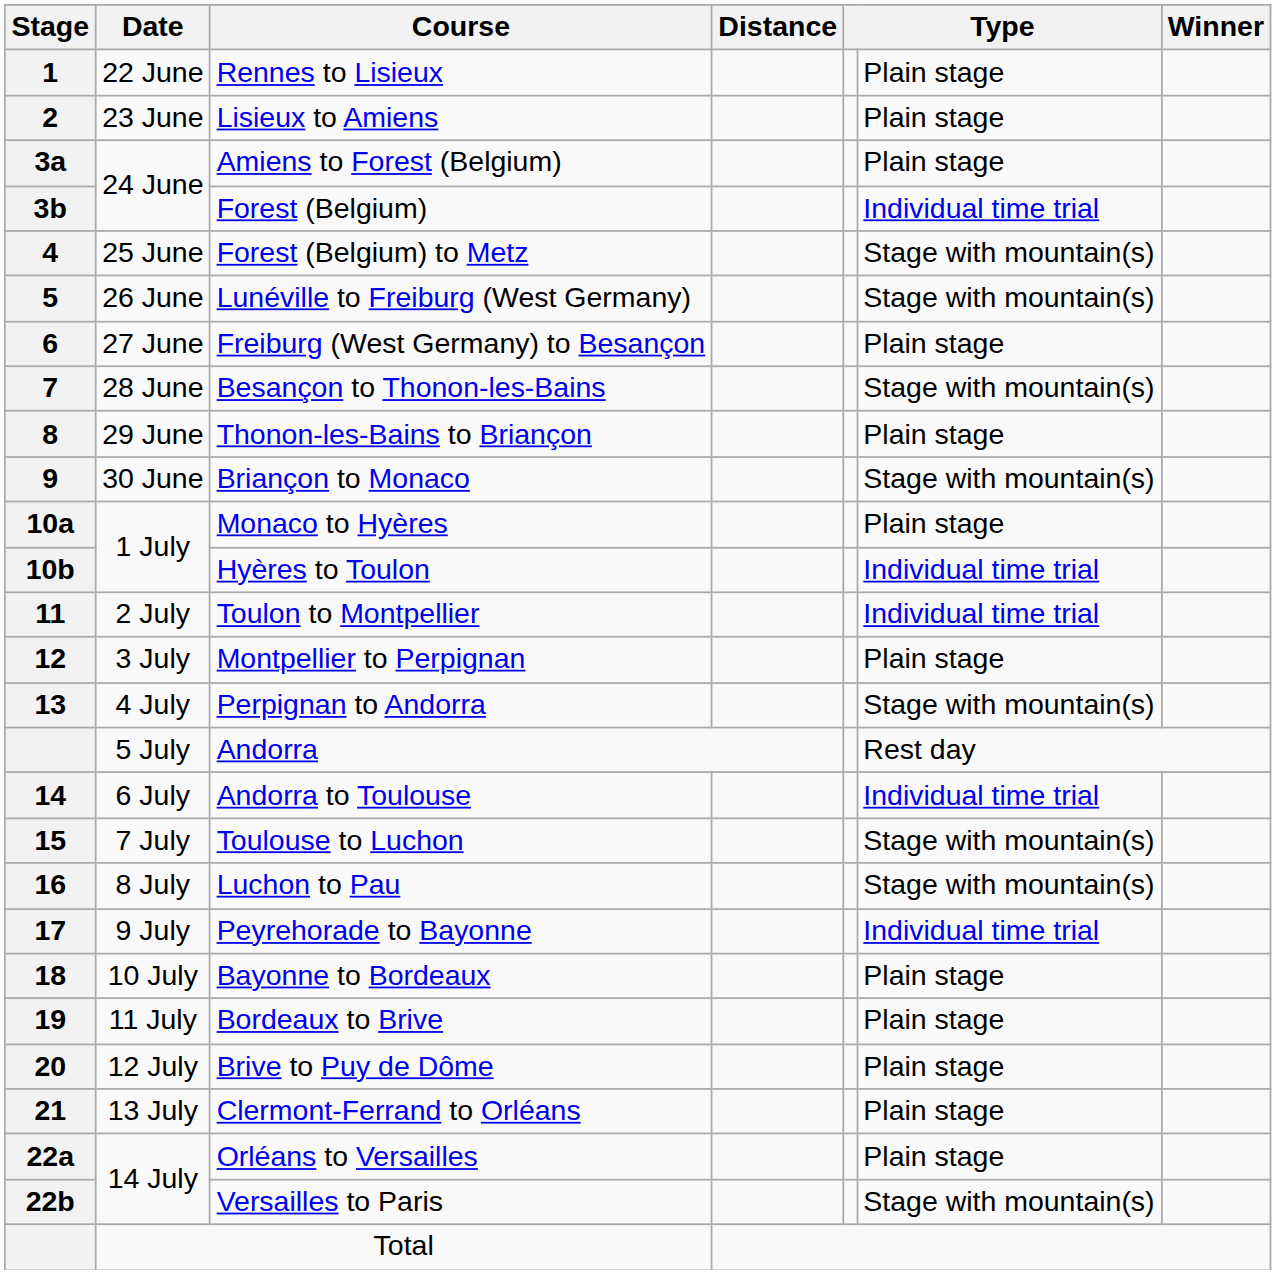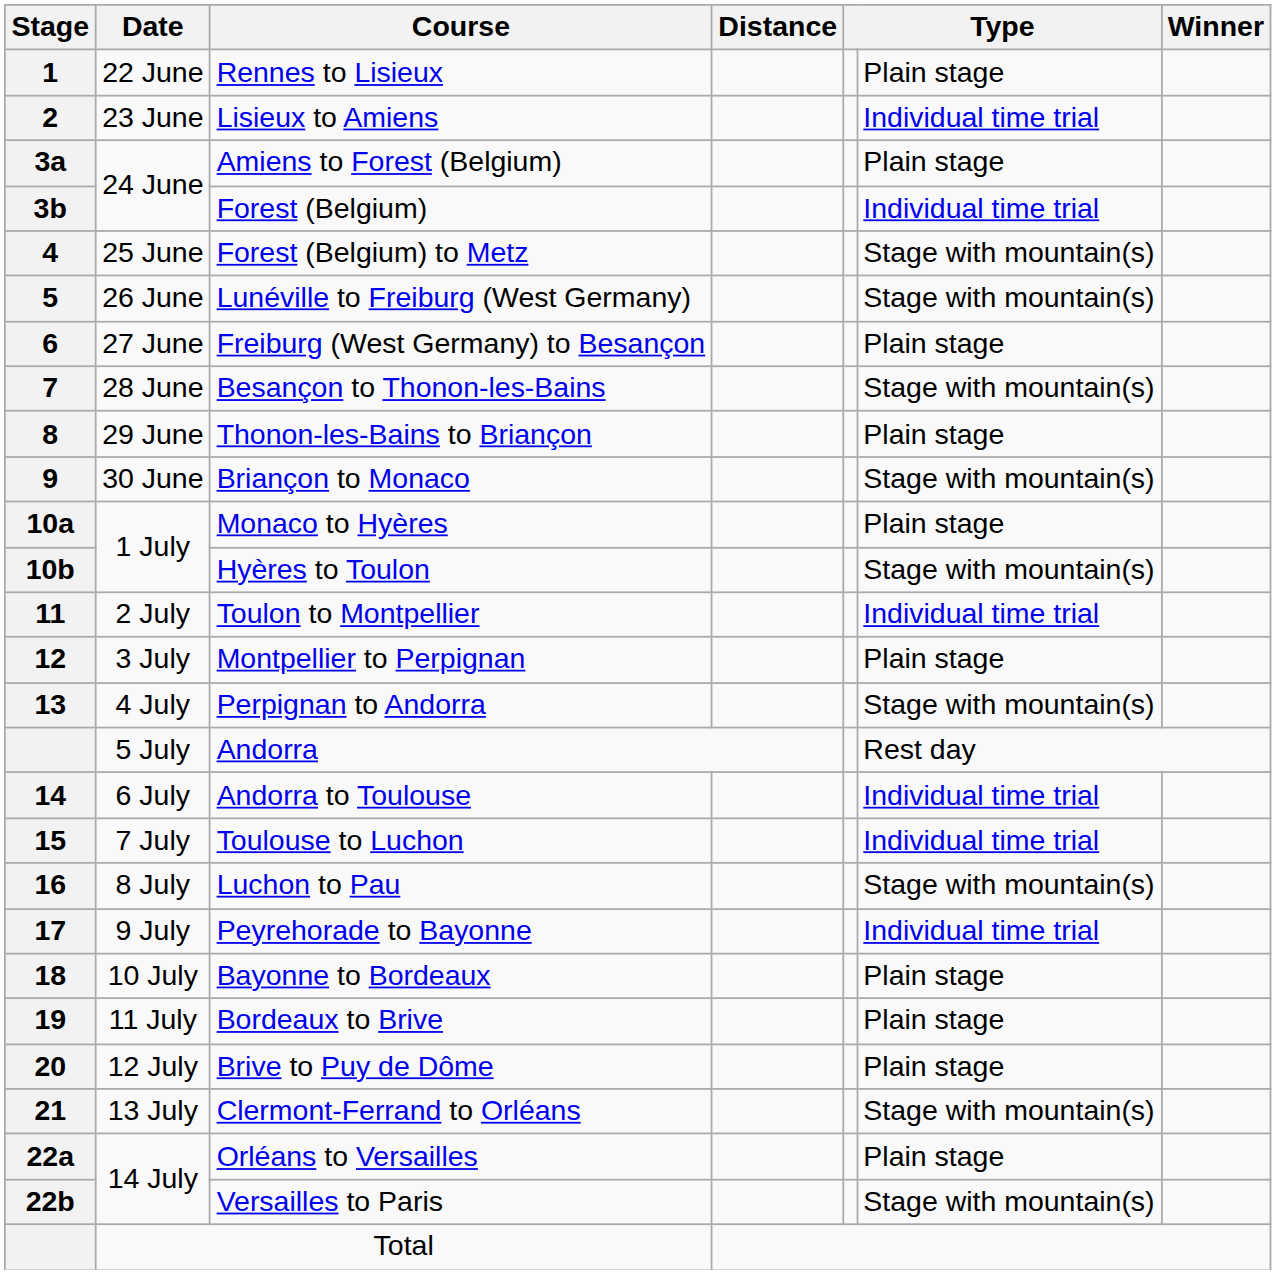(934, 117) Plain stage -> (981, 117) Individual time trial
(981, 569) Individual time trial -> (1009, 569) Stage with mountain(s)
(1009, 840) Stage with mountain(s) -> (981, 840) Individual time trial
(934, 1111) Plain stage -> (1009, 1111) Stage with mountain(s)
